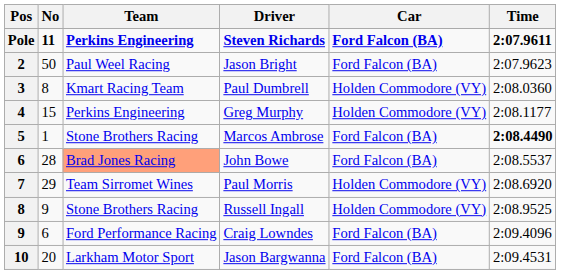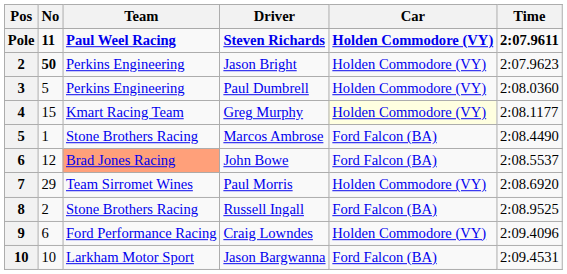(130, 40) Perkins Engineering -> (121, 40) Paul Weel Racing
(387, 40) Ford Falcon (BA) -> (413, 40) Holden Commodore (VY)
(49, 64) normal -> (49, 64) bold
(118, 64) Paul Weel Racing -> (125, 64) Perkins Engineering
(385, 64) Ford Falcon (BA) -> (409, 64) Holden Commodore (VY)
(45, 88) 8 -> (45, 88) 5
(125, 88) Kmart Racing Team -> (125, 88) Perkins Engineering
(125, 112) Perkins Engineering -> (125, 112) Kmart Racing Team
(409, 112) no background -> (409, 112) lightyellow background
(523, 137) bold -> (529, 137) normal
(49, 161) 28 -> (49, 161) 12
(45, 209) 9 -> (45, 209) 2
(409, 209) Holden Commodore (VY) -> (385, 209) Ford Falcon (BA)
(385, 233) Ford Falcon (BA) -> (409, 233) Holden Commodore (VY)
(49, 257) 20 -> (49, 257) 10
